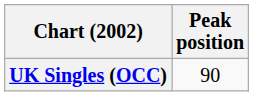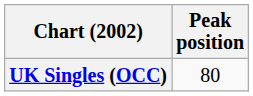(210, 74) 90 -> (210, 74) 80
